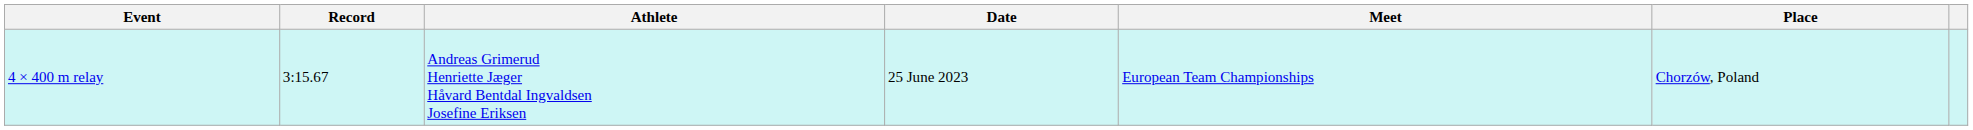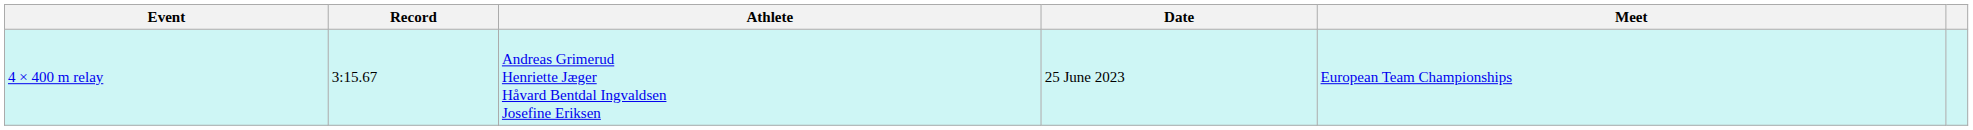- column: (1800, 17)
